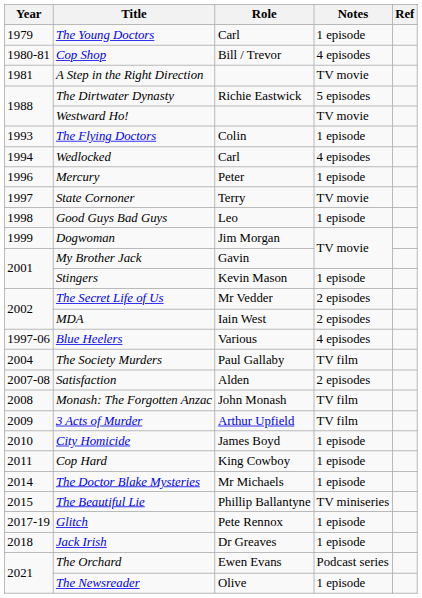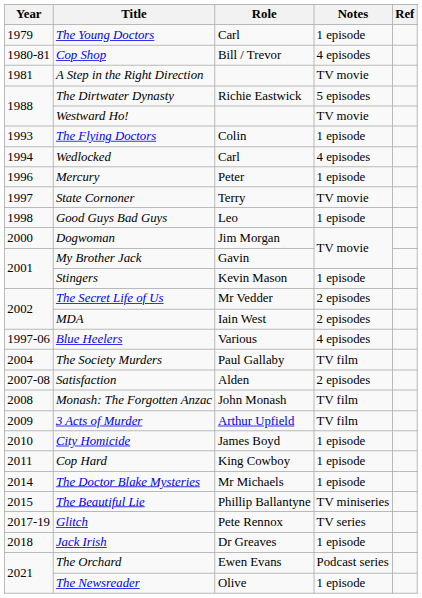(20, 237) 1999 -> (20, 237) 2000
(341, 522) 1 episode -> (341, 522) TV series
